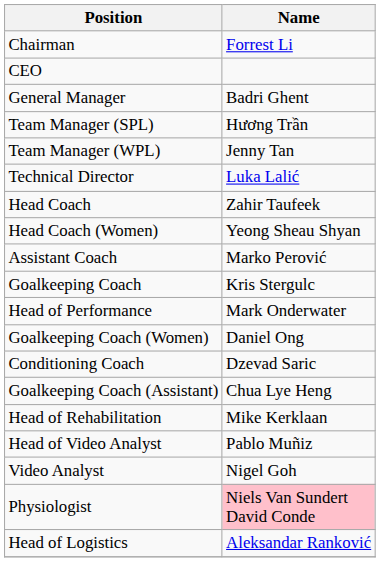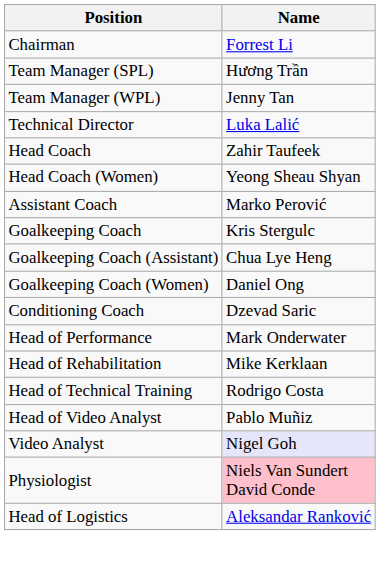- row: (25, 71)
- row: (67, 97)
rows swapped: (113, 390) <-> (80, 310)
+ row: (100, 390)
(261, 470) no background -> (261, 444) lavender background
